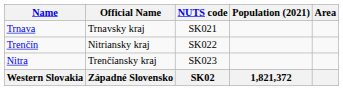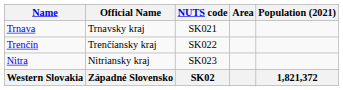columns swapped: (325, 12) <-> (271, 12)
(119, 45) Nitriansky kraj -> (122, 45) Trenčíansky kraj
(122, 61) Trenčíansky kraj -> (119, 61) Nitriansky kraj
